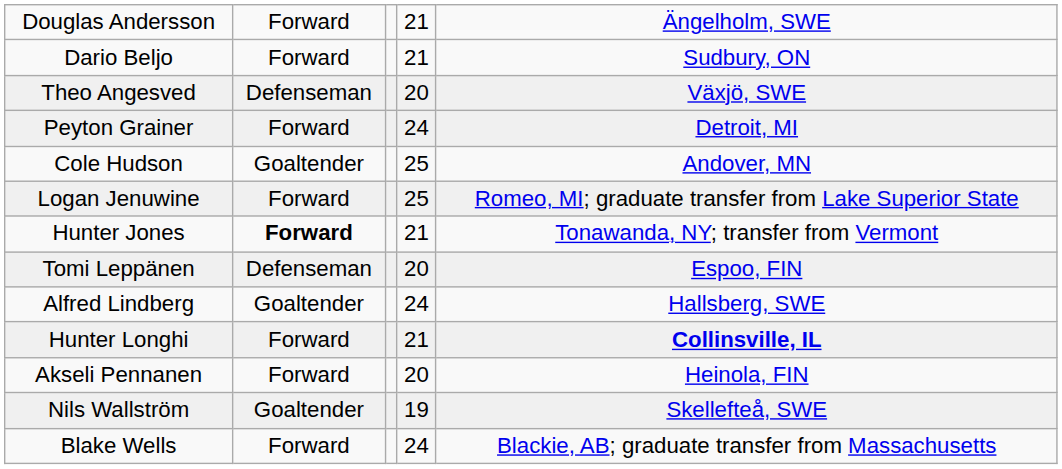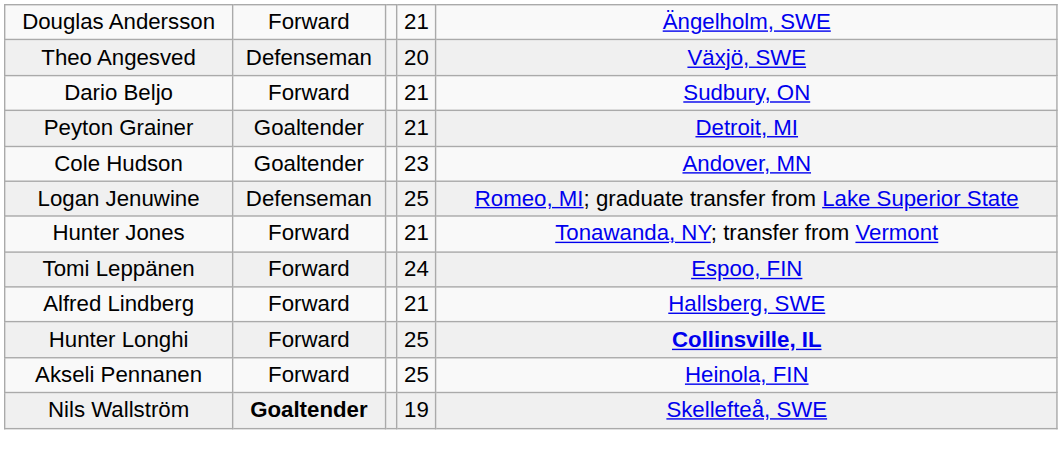rows swapped: (119, 92) <-> (119, 57)
(309, 127) Forward -> (309, 127) Goaltender
(416, 127) 24 -> (416, 127) 21
(416, 163) 25 -> (416, 163) 23
(309, 198) Forward -> (309, 198) Defenseman
(309, 233) bold -> (309, 233) normal
(309, 269) Defenseman -> (309, 269) Forward
(416, 269) 20 -> (416, 269) 24
(309, 304) Goaltender -> (309, 304) Forward
(416, 304) 24 -> (416, 304) 21
(416, 339) 21 -> (416, 339) 25
(416, 374) 20 -> (416, 374) 25
(309, 410) normal -> (309, 410) bold
- row: (119, 445)
